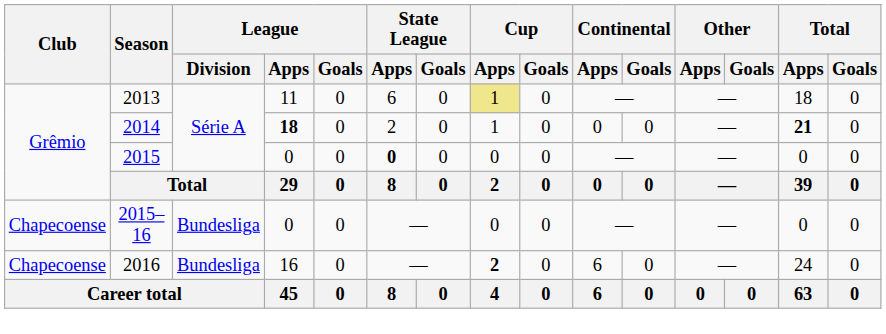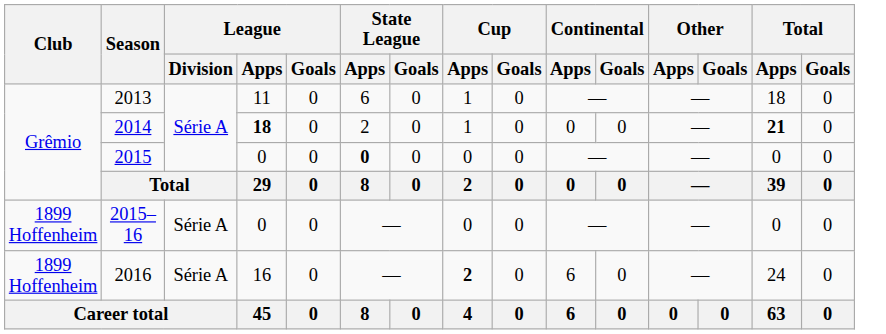(495, 98) khaki background -> (468, 98) no background
(57, 225) Chapecoense -> (53, 225) 1899 Hoffenheim
(218, 225) Bundesliga -> (201, 225) Série A
(57, 264) Chapecoense -> (53, 275) 1899 Hoffenheim
(218, 264) Bundesliga -> (201, 275) Série A
